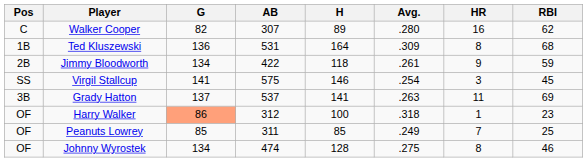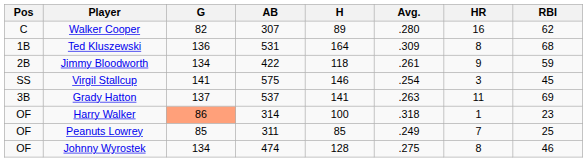(270, 115) 312 -> (270, 115) 314
